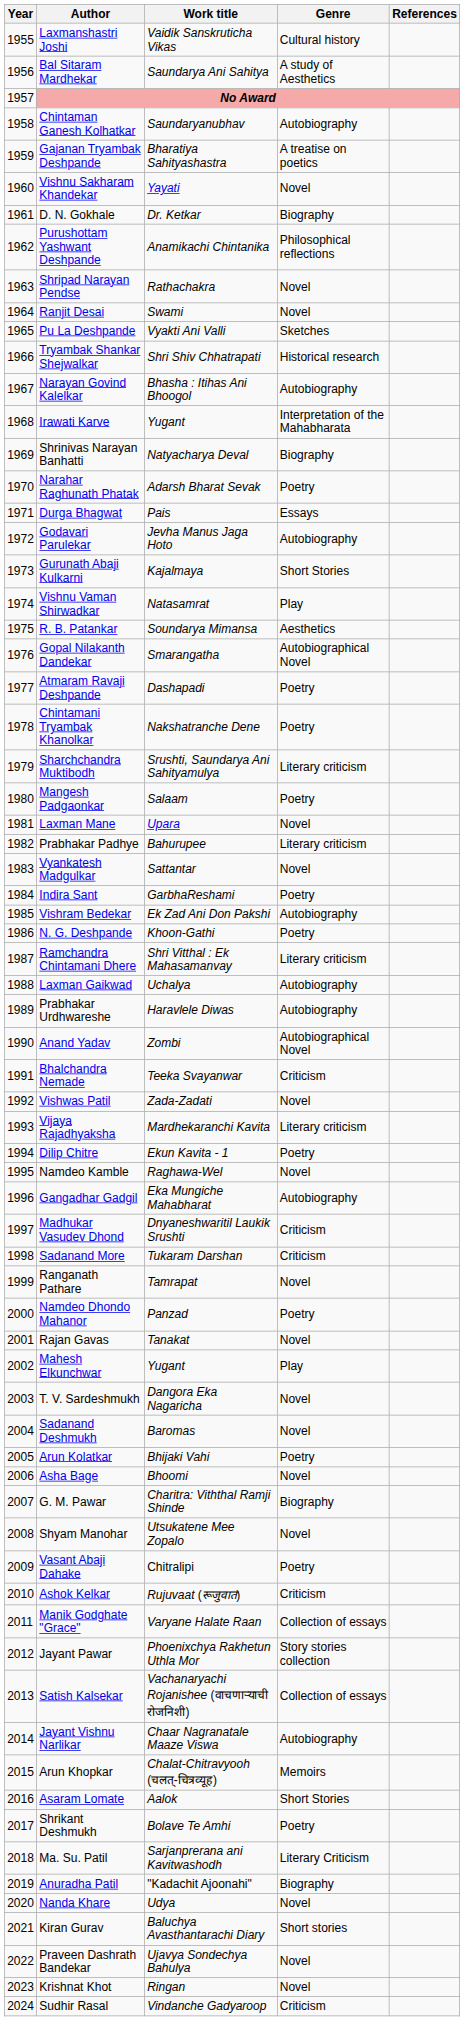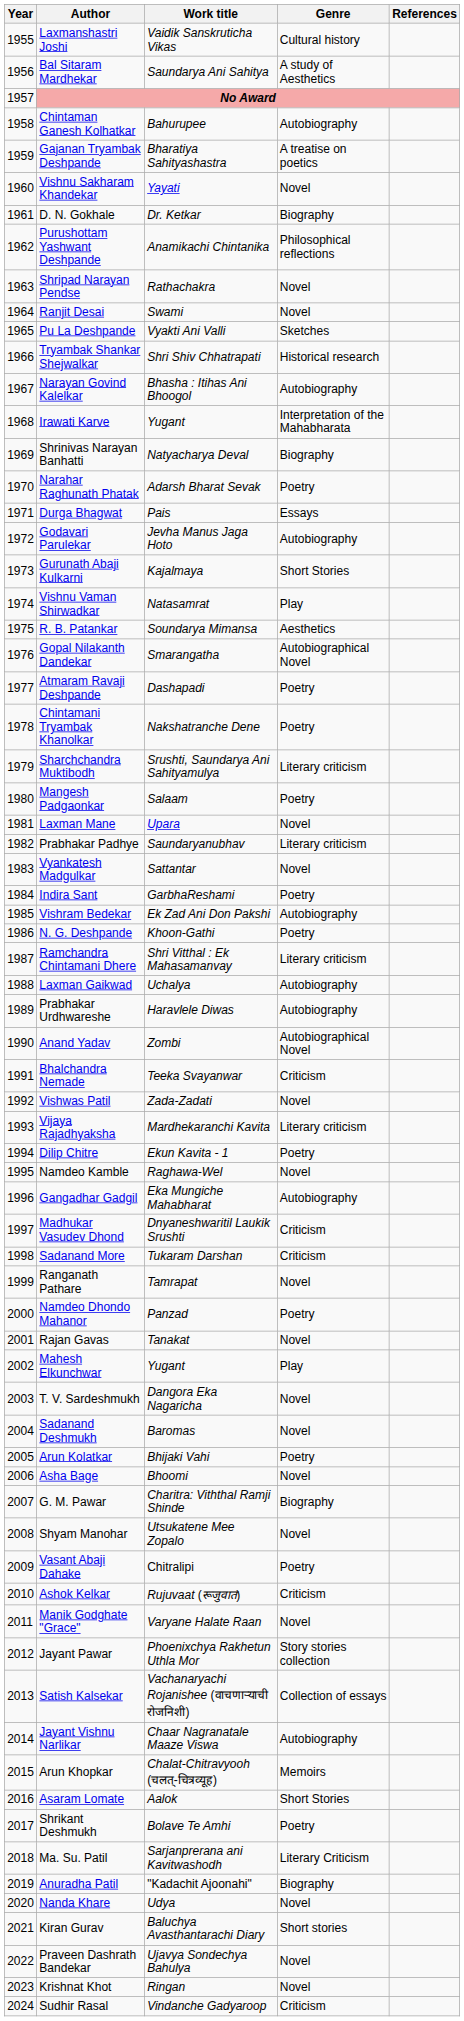(196, 123) Saundaryanubhav -> (177, 123) Bahurupee
(177, 843) Bahurupee -> (196, 843) Saundaryanubhav
(333, 1621) Collection of essays -> (295, 1621) Novel
